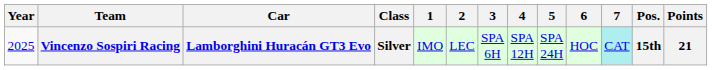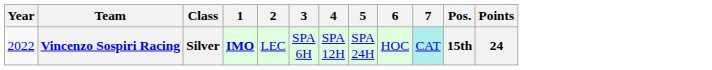- column: (279, 15)
(21, 45) 2025 -> (21, 45) 2022
(430, 45) normal -> (240, 45) bold
(685, 45) 21 -> (496, 45) 24
